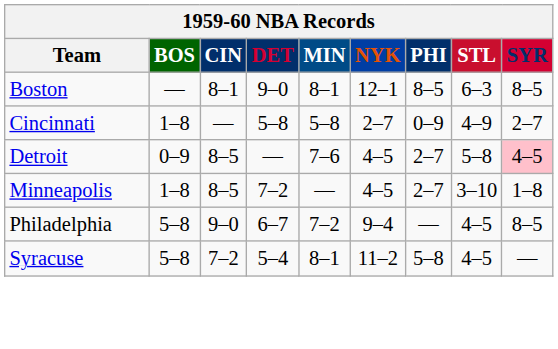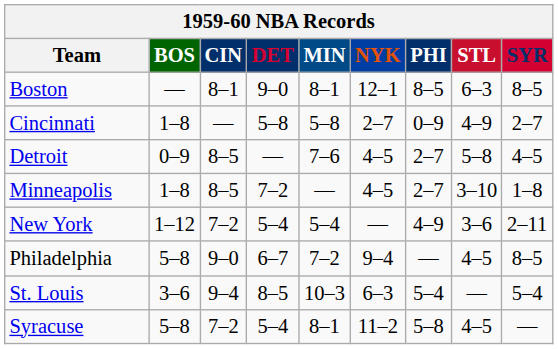(527, 156) pink background -> (527, 156) no background
+ row: (51, 224)
+ row: (46, 292)
